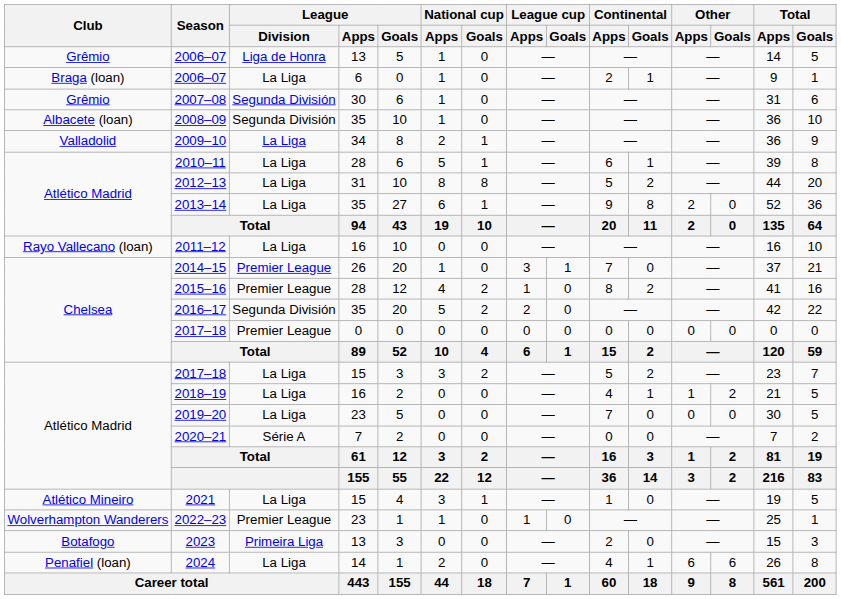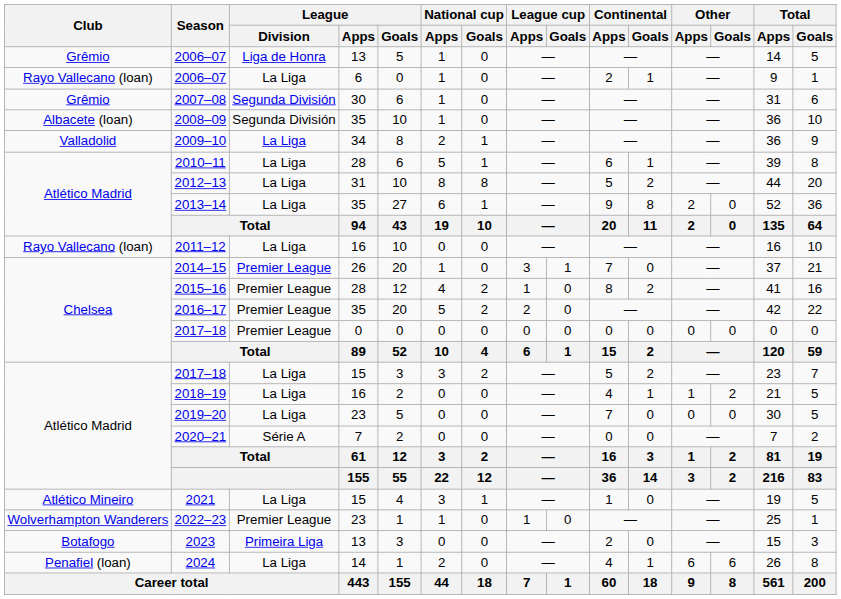(88, 78) Braga (loan) -> (88, 78) Rayo Vallecano (loan)
(284, 309) Segunda División -> (284, 309) Premier League
